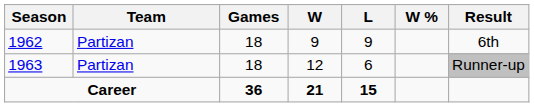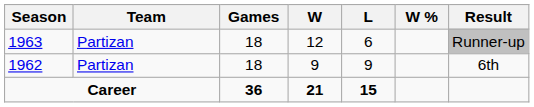rows swapped: (25, 41) <-> (25, 66)
